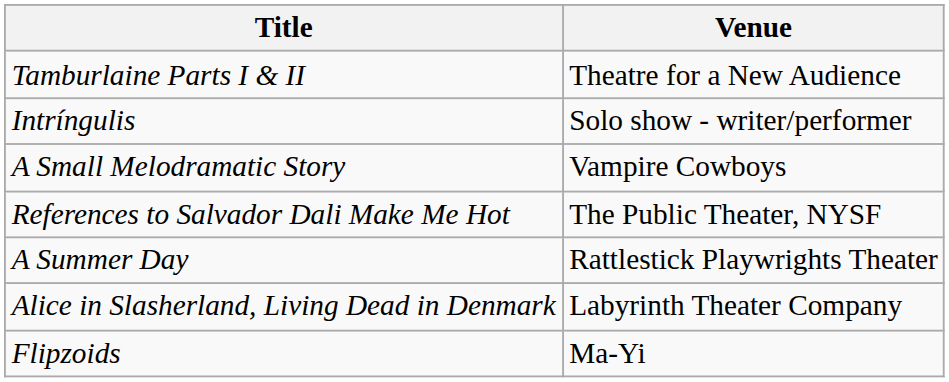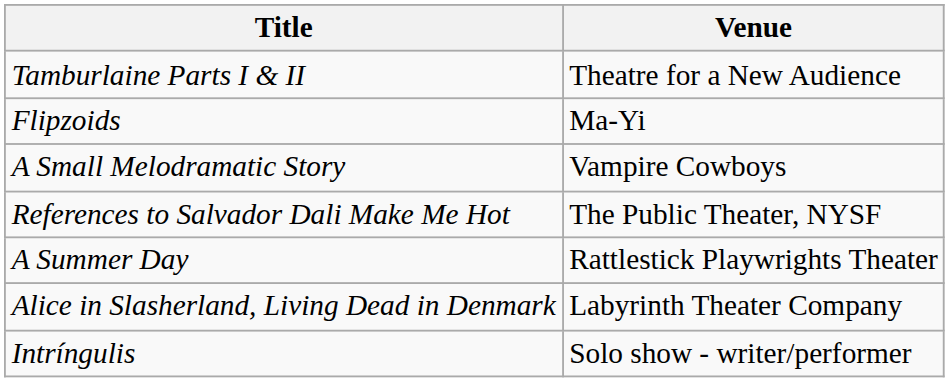rows swapped: (73, 120) <-> (66, 352)
